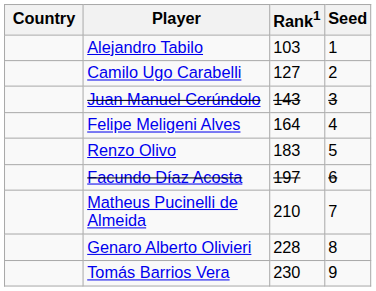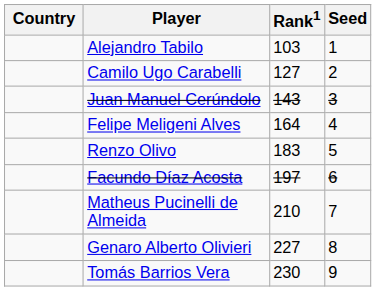(287, 247) 228 -> (287, 247) 227
